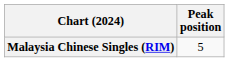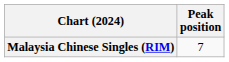(201, 47) 5 -> (201, 47) 7
